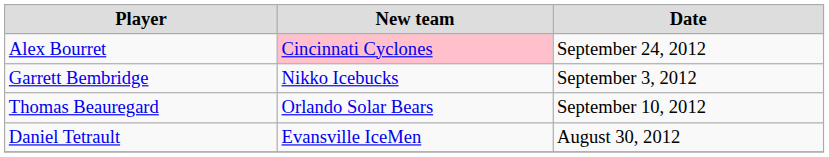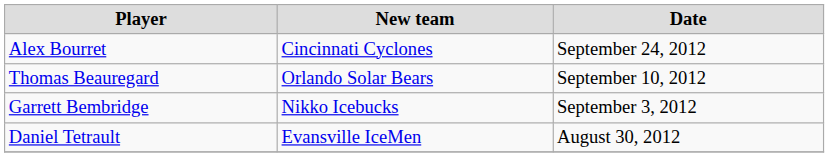(357, 48) pink background -> (357, 48) no background
rows swapped: (79, 78) <-> (84, 107)
